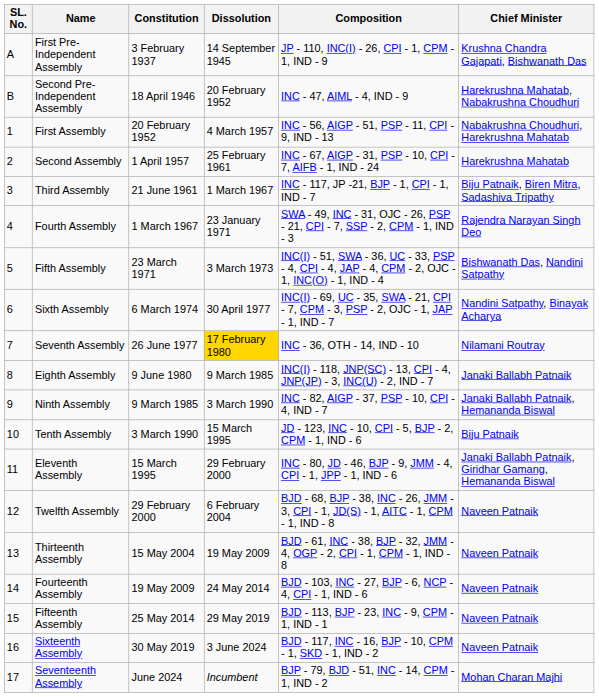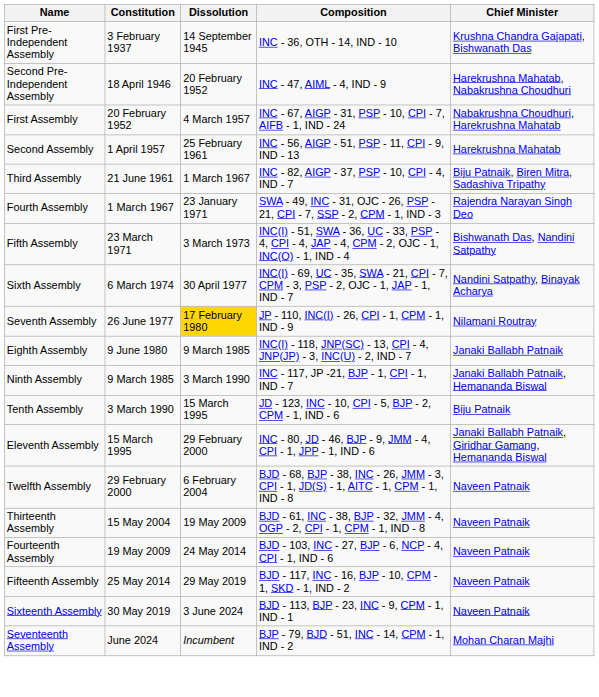- column: (18, 19)
(368, 54) JP - 110, INC(I) - 26, CPI - 1, CPM - 1, IND - 9 -> (328, 42) INC - 36, OTH - 14, IND - 10
(368, 132) INC - 56, AIGP - 51, PSP - 11, CPI - 9, IND - 13 -> (352, 119) INC - 67, AIGP - 31, PSP - 10, CPI - 7, AIFB - 1, IND - 24
(368, 161) INC - 67, AIGP - 31, PSP - 10, CPI - 7, AIFB - 1, IND - 24 -> (351, 149) INC - 56, AIGP - 51, PSP - 11, CPI - 9, IND - 13
(365, 191) INC - 117, JP -21, BJP - 1, CPI - 1, IND - 7 -> (352, 178) INC - 82, AIGP - 37, PSP - 10, CPI - 4, IND - 7
(350, 345) INC - 36, OTH - 14, IND - 10 -> (352, 321) JP - 110, INC(I) - 26, CPI - 1, CPM - 1, IND - 9
(368, 404) INC - 82, AIGP - 37, PSP - 10, CPI - 4, IND - 7 -> (343, 380) INC - 117, JP -21, BJP - 1, CPI - 1, IND - 7
(367, 618) BJD - 113, BJP - 23, INC - 9, CPM - 1, IND - 1 -> (348, 581) BJD - 117, INC - 16, BJP - 10, CPM - 1, SKD - 1, IND - 2
(367, 648) BJD - 117, INC - 16, BJP - 10, CPM - 1, SKD - 1, IND - 2 -> (351, 611) BJD - 113, BJP - 23, INC - 9, CPM - 1, IND - 1
